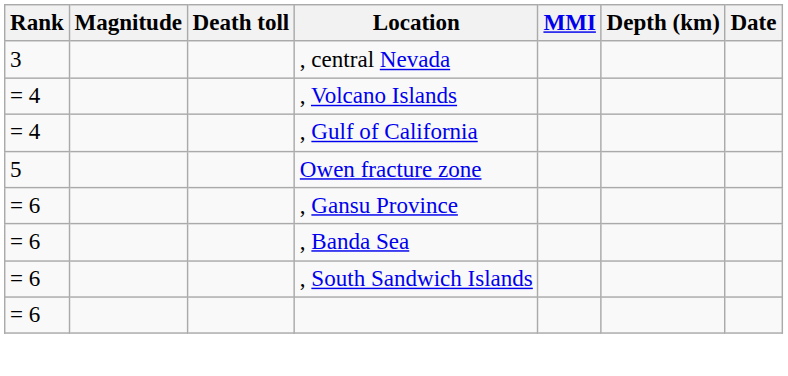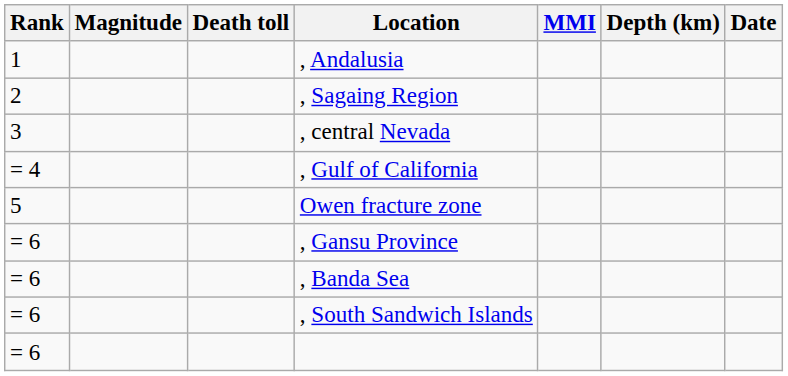+ row: (352, 59)
+ row: (379, 95)
- row: (378, 95)
